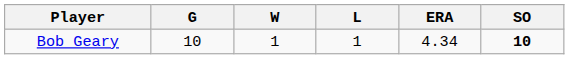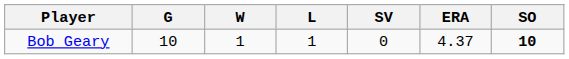+ column: (384, 17)
(440, 42) 4.34 -> (455, 42) 4.37
